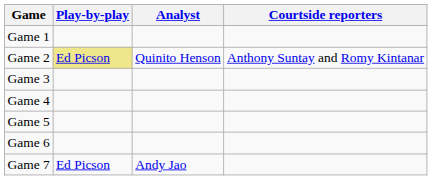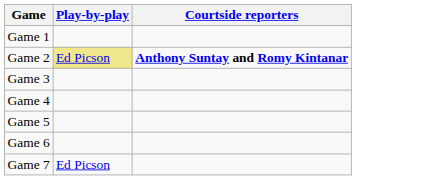- column: (178, 15)
(326, 57) normal -> (242, 57) bold
